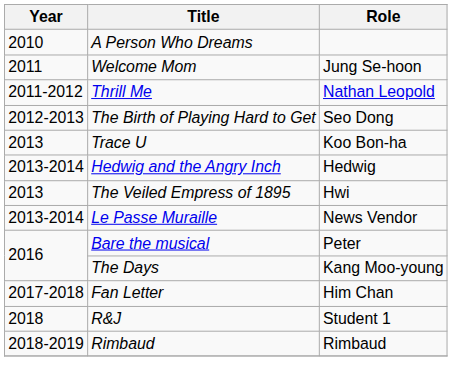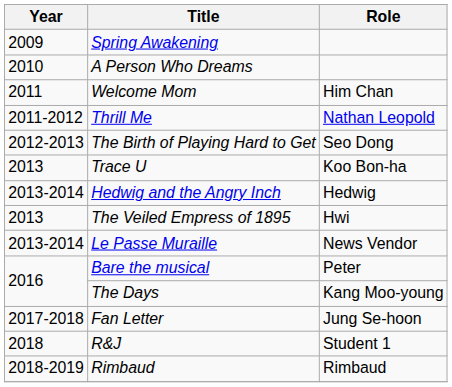+ row: (155, 42)
(372, 67) Jung Se-hoon -> (358, 92) Him Chan
(358, 293) Him Chan -> (372, 318) Jung Se-hoon
